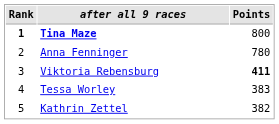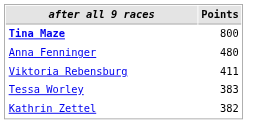- column: (21, 15)
(261, 53) 780 -> (229, 53) 480
(261, 71) bold -> (229, 71) normal
